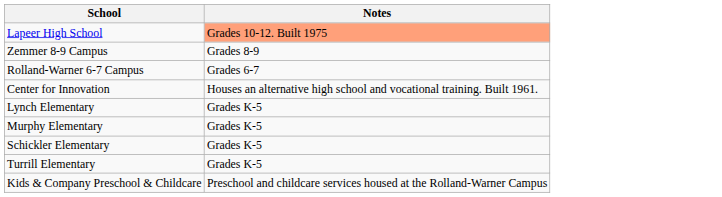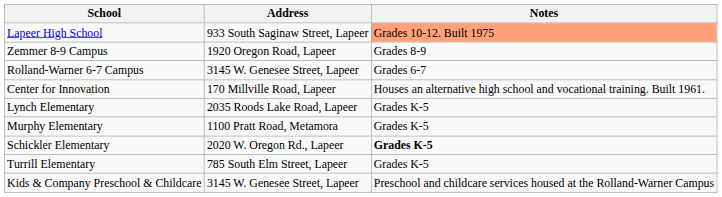+ column: (288, 13)
(234, 145) normal -> (403, 145) bold
